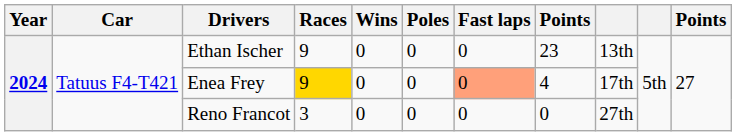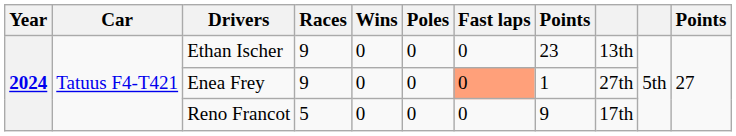(304, 82) gold background -> (304, 82) no background
(544, 82) 4 -> (544, 82) 1
(616, 82) 17th -> (616, 82) 27th
(304, 114) 3 -> (304, 114) 5
(544, 114) 0 -> (544, 114) 9
(616, 114) 27th -> (616, 114) 17th
